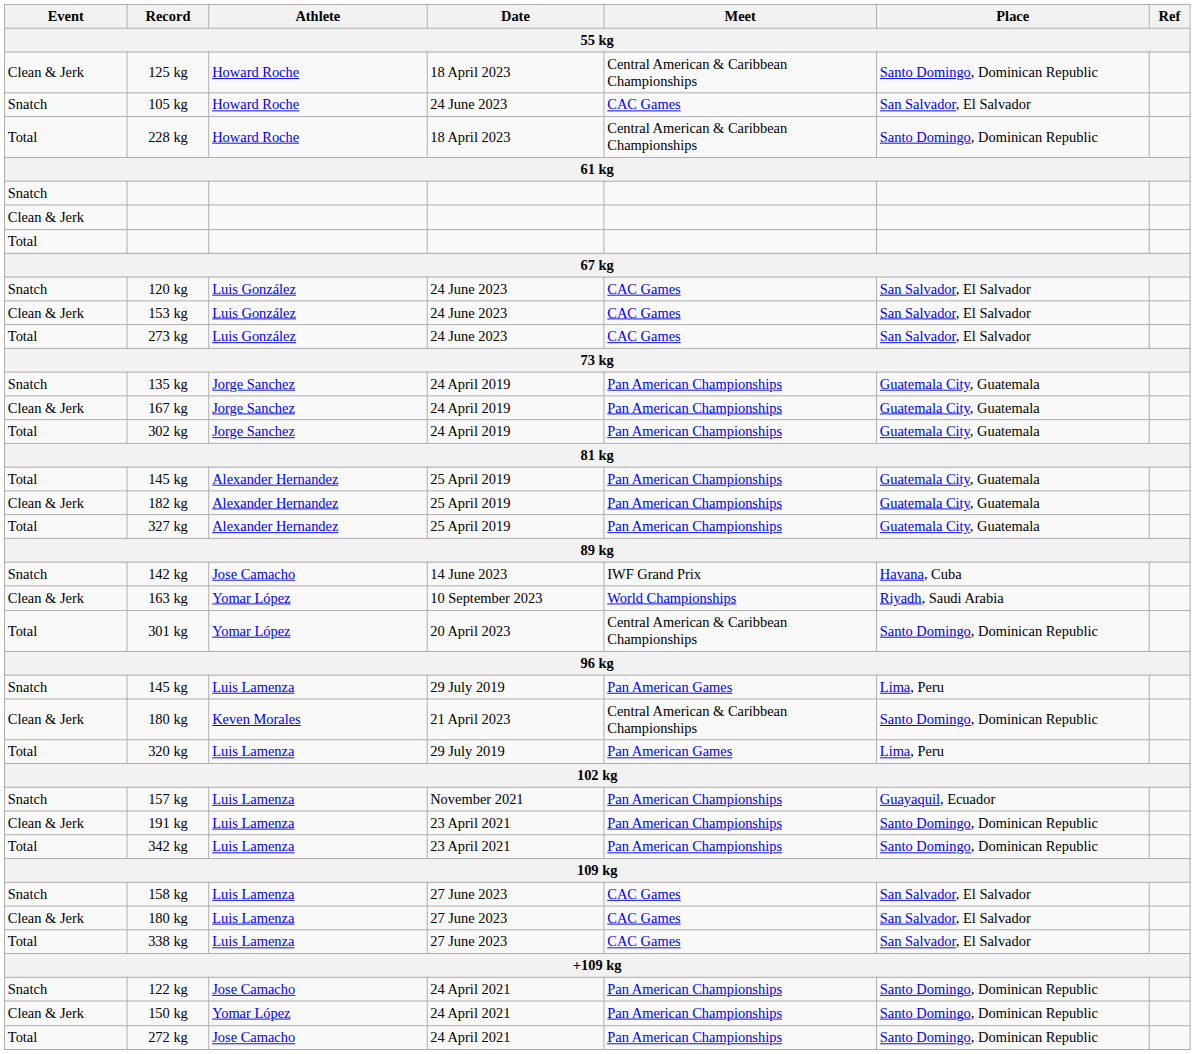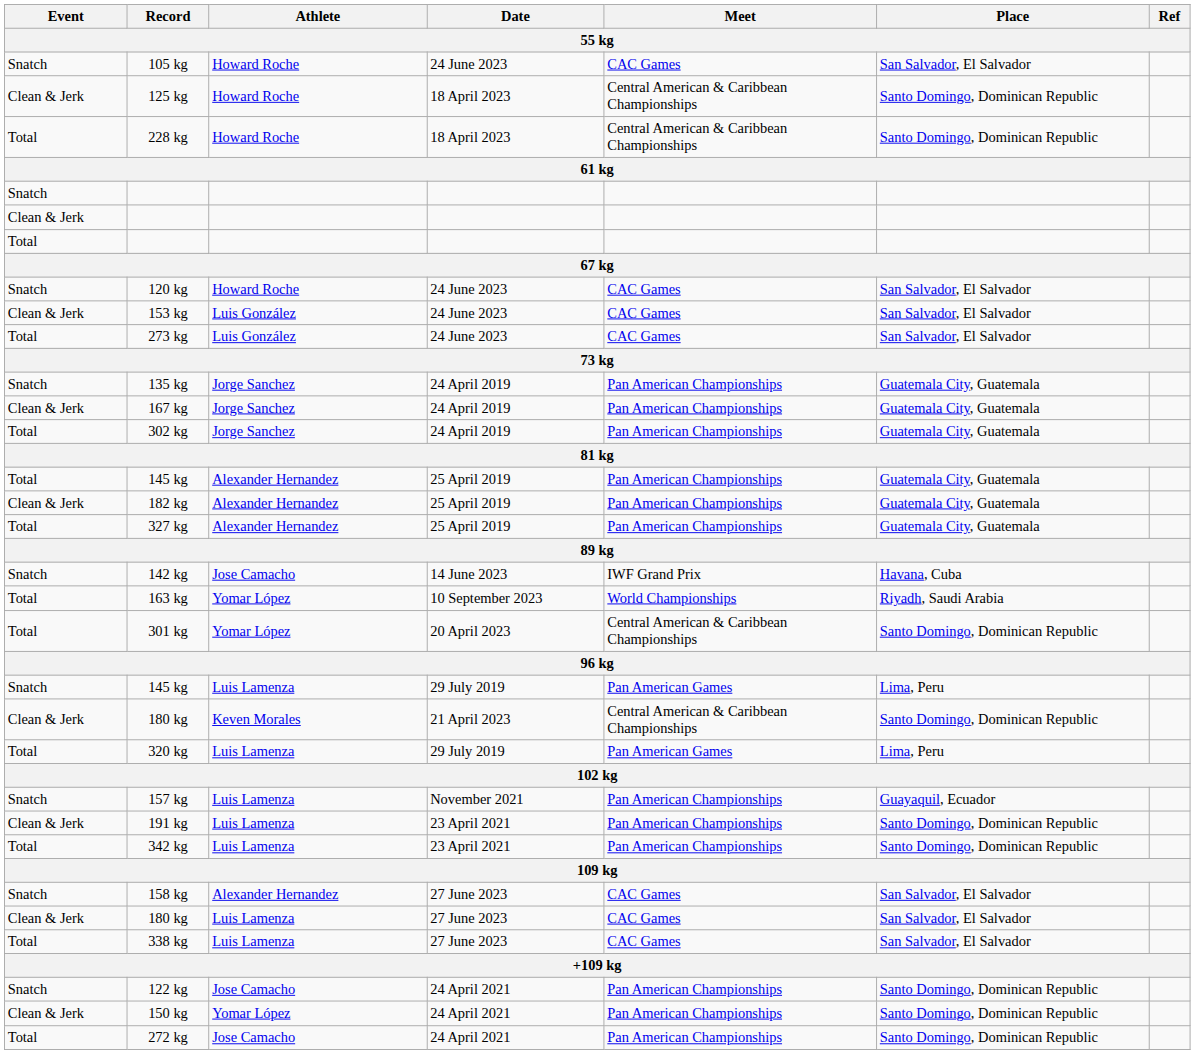rows swapped: (168, 105) <-> (168, 72)
(254, 288) Luis González -> (256, 288) Howard Roche
(46, 598) Clean & Jerk -> (23, 598) Total
(253, 894) Luis Lamenza -> (275, 894) Alexander Hernandez
